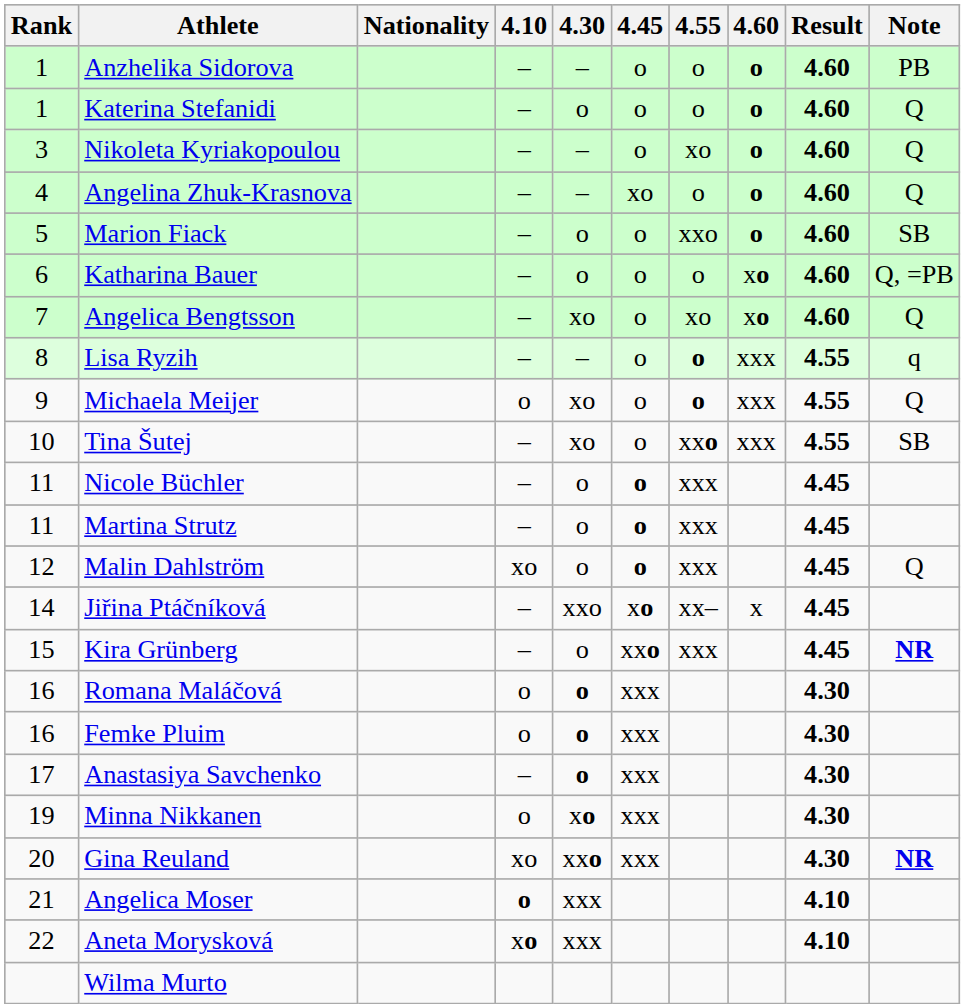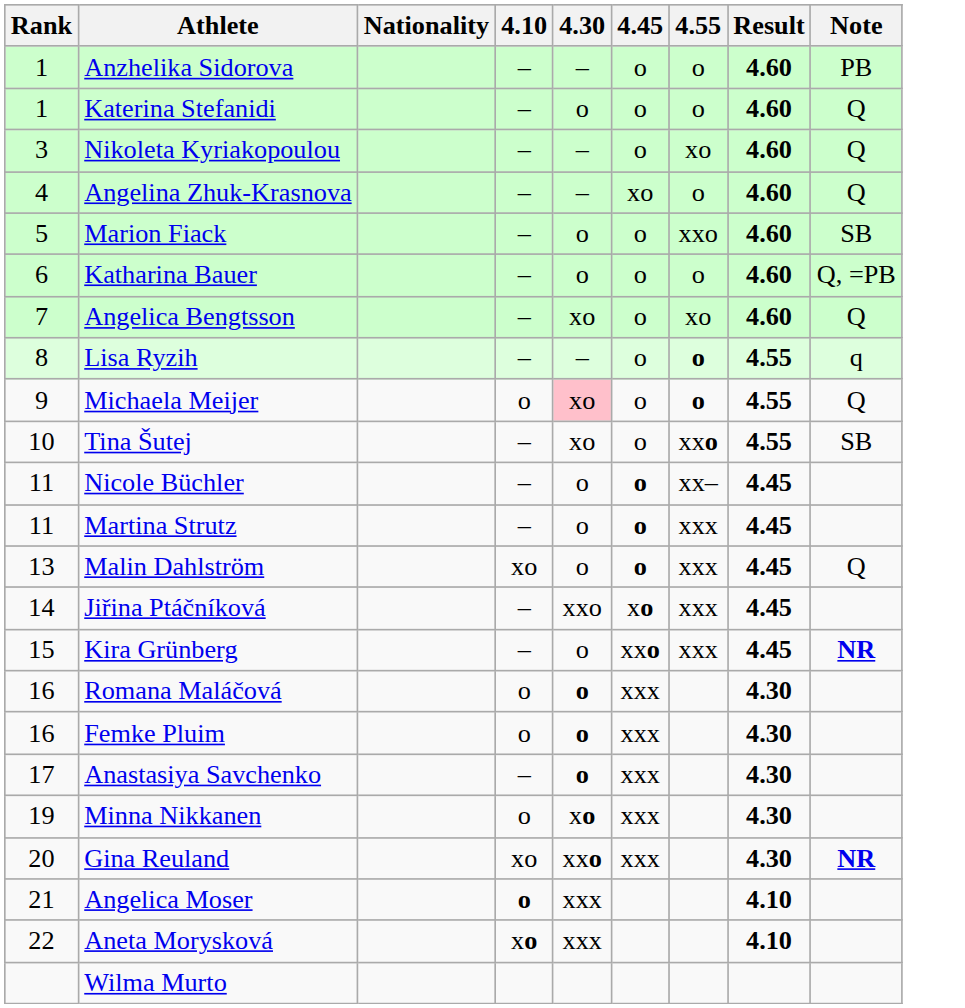- column: (756, 25)
(582, 399) no background -> (582, 399) pink background
(698, 483) xxx -> (698, 483) xx–
(41, 566) 12 -> (41, 566) 13
(698, 607) xx– -> (698, 607) xxx
